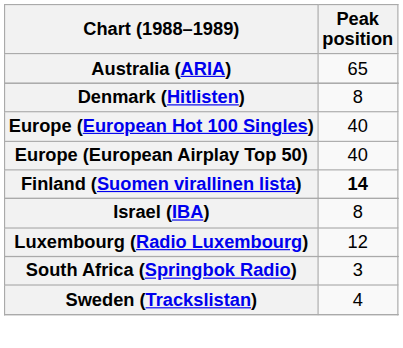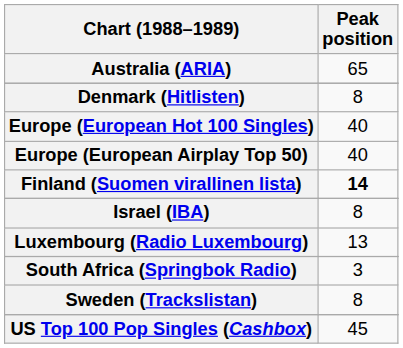(358, 241) 12 -> (358, 241) 13
(358, 299) 4 -> (358, 299) 8
+ row: (161, 328)
